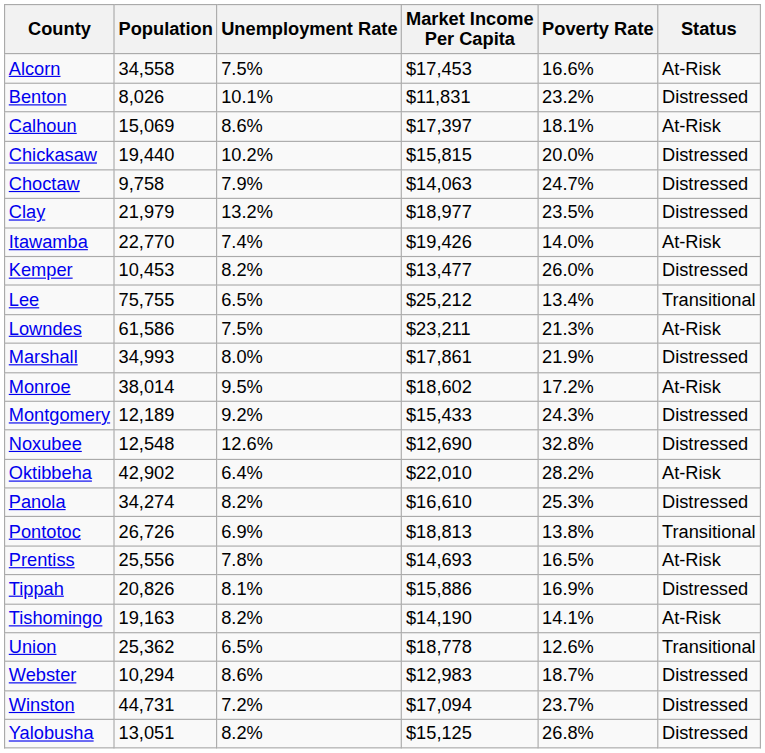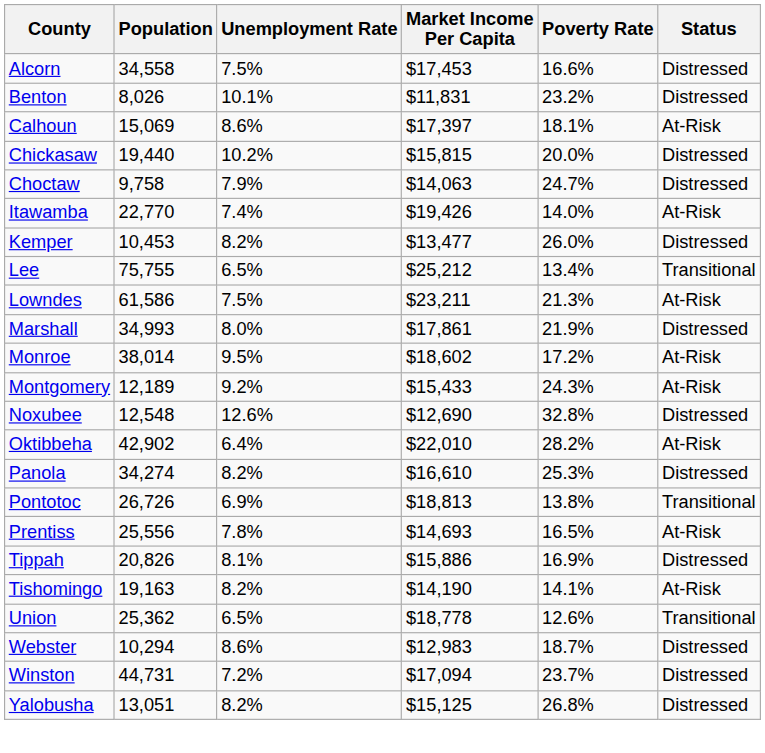(691, 68) At-Risk -> (705, 68) Distressed
- row: (27, 213)
(705, 415) Distressed -> (691, 386) At-Risk
